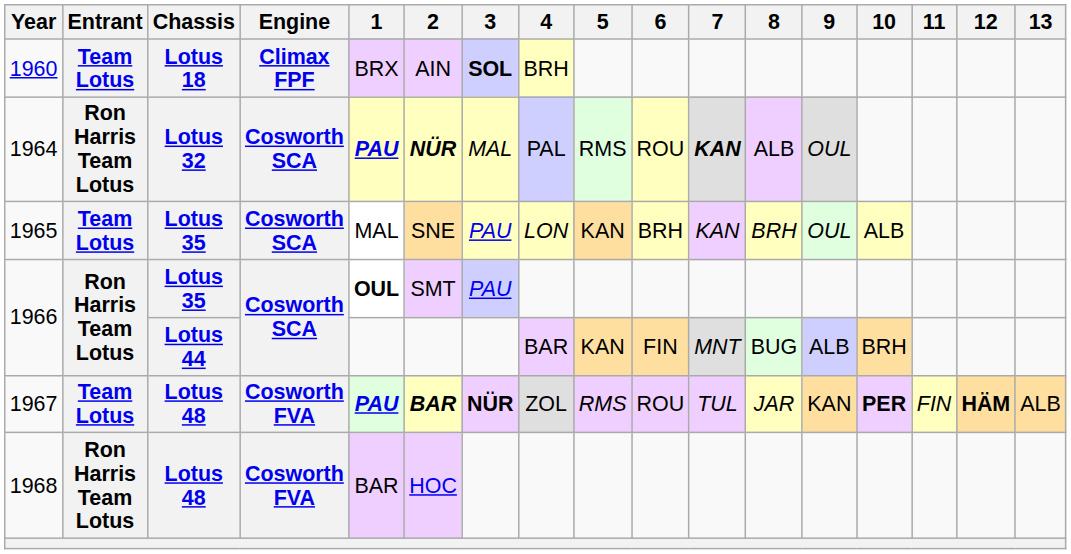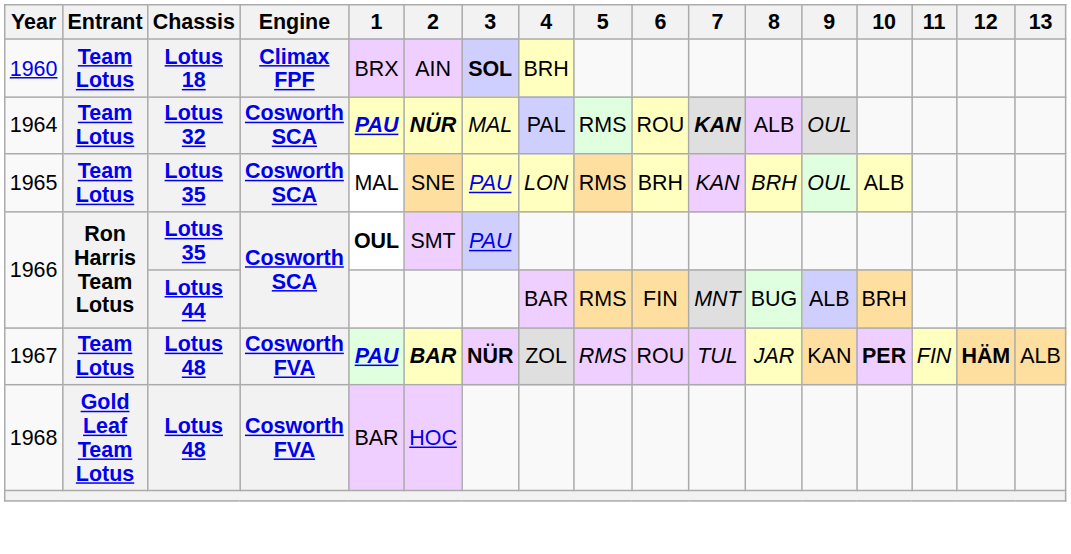(105, 149) Ron Harris Team Lotus -> (105, 126) Team Lotus
(603, 231) KAN -> (603, 183) RMS
(603, 347) KAN -> (603, 299) RMS
(105, 486) Ron Harris Team Lotus -> (105, 438) Gold Leaf Team Lotus
